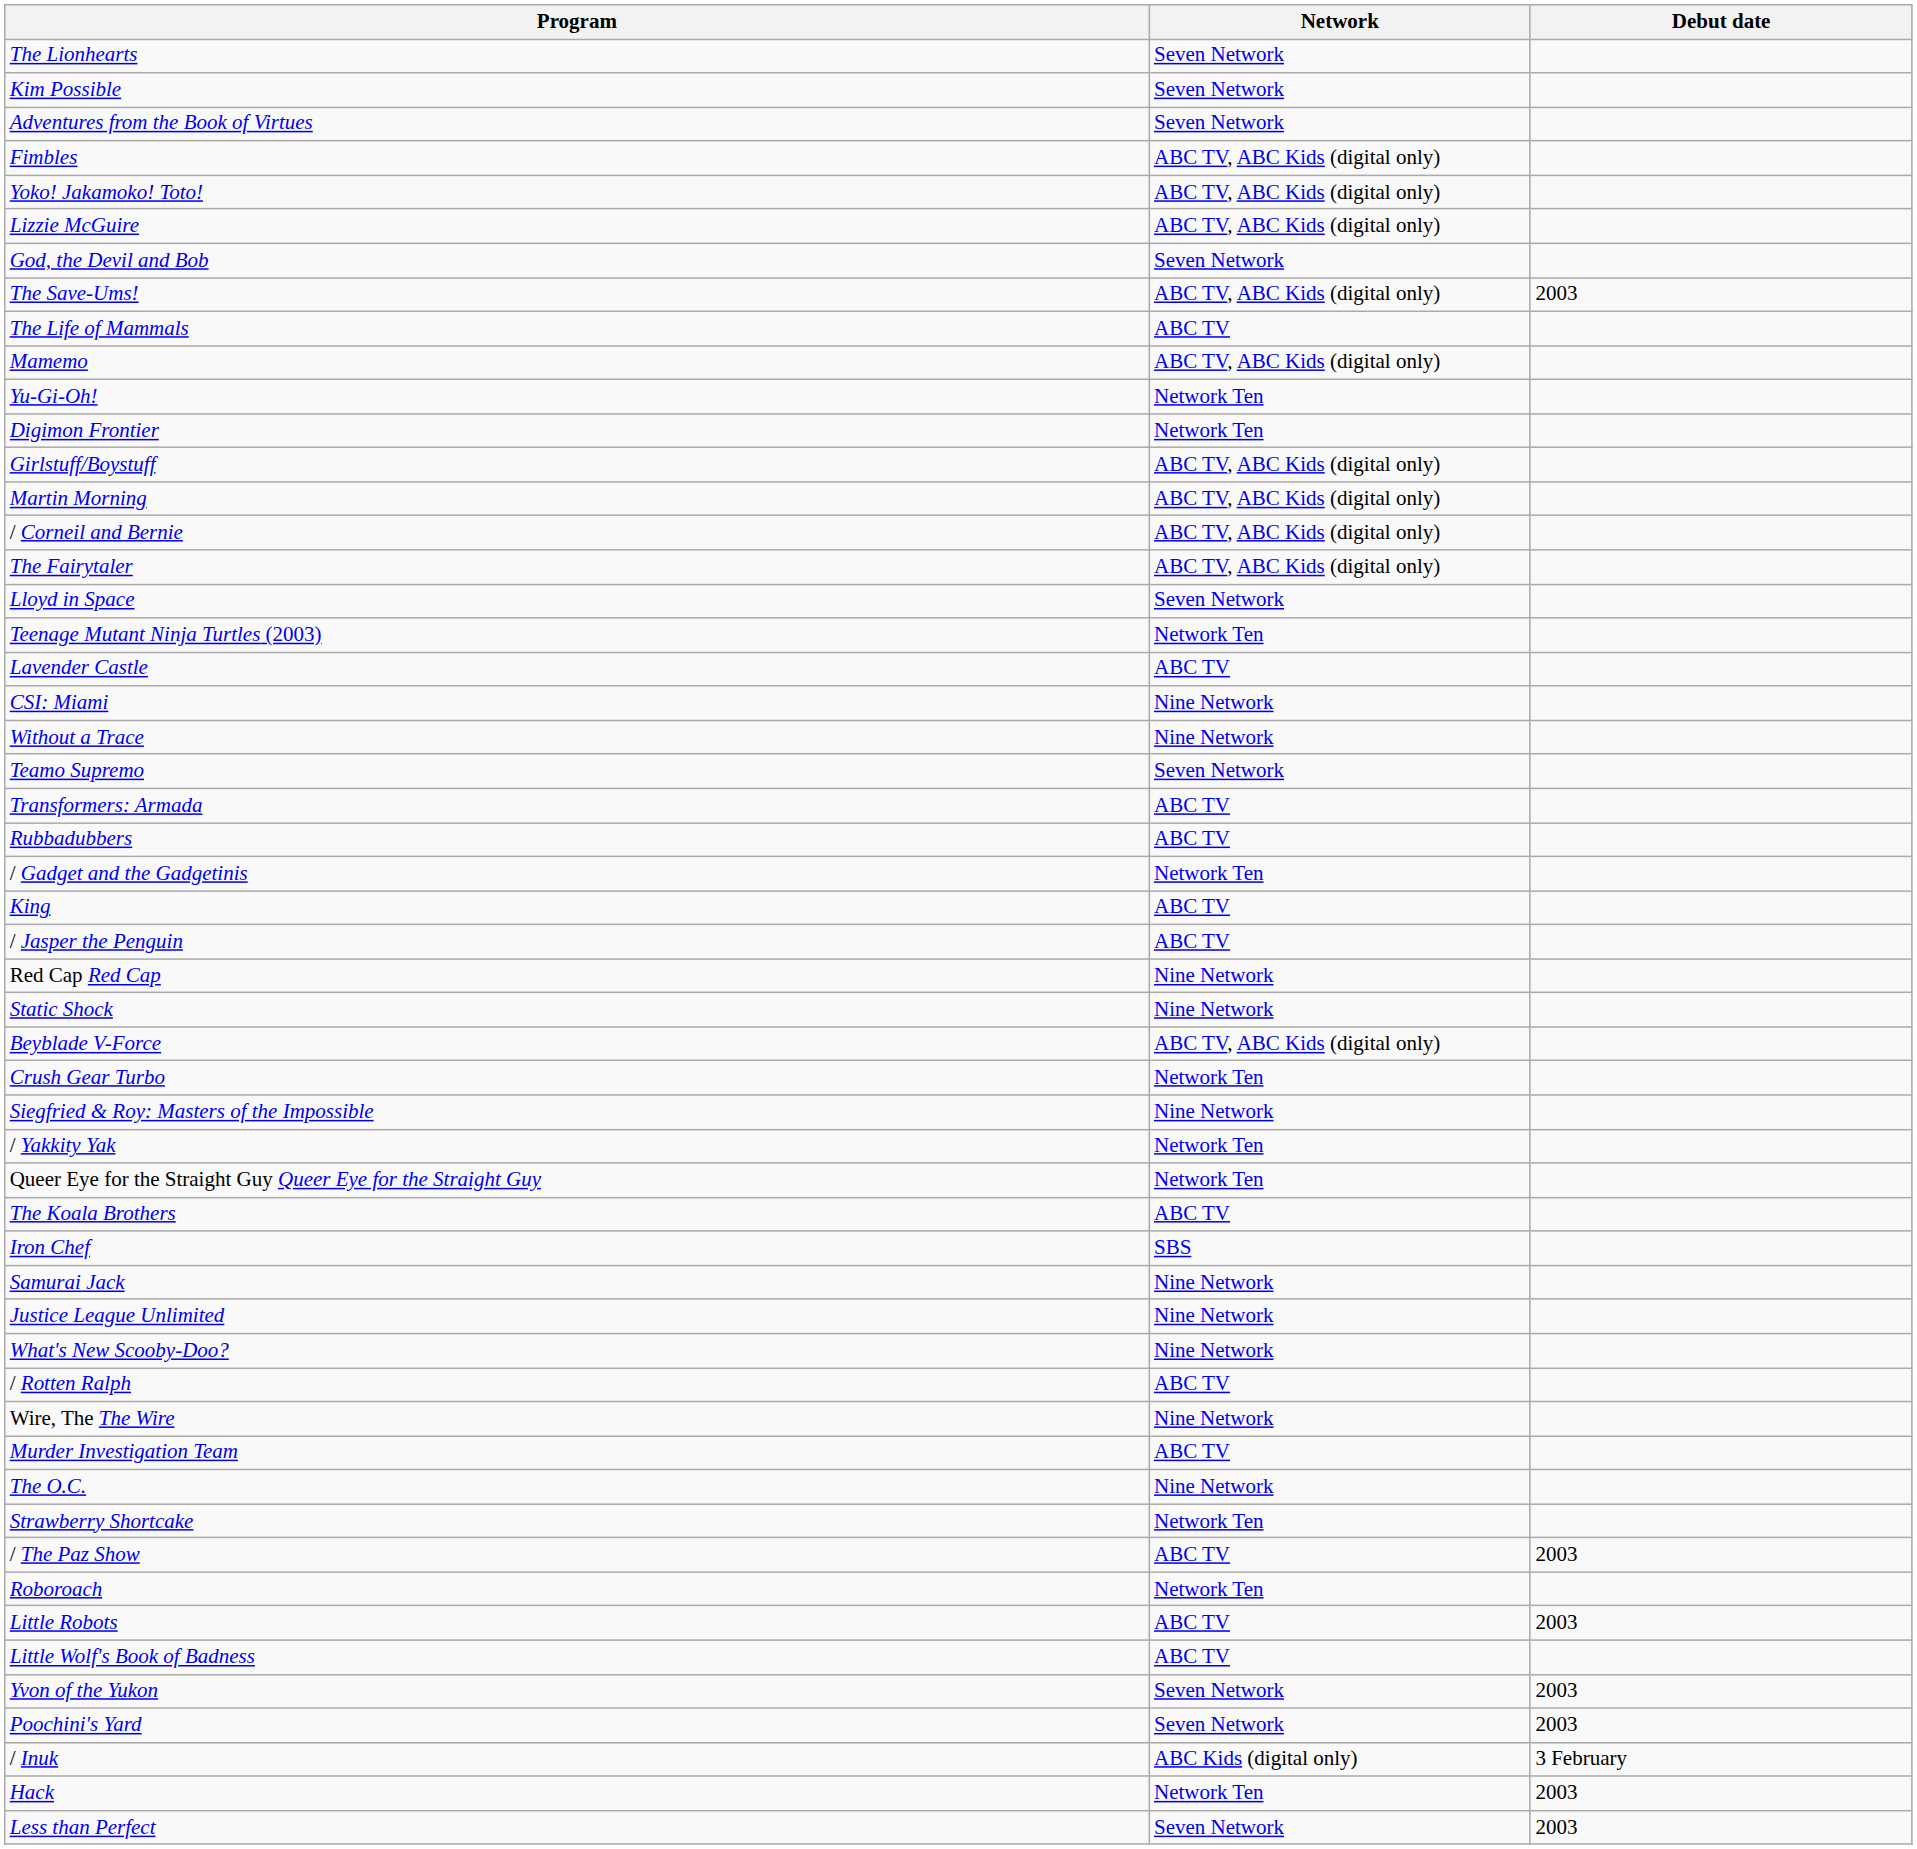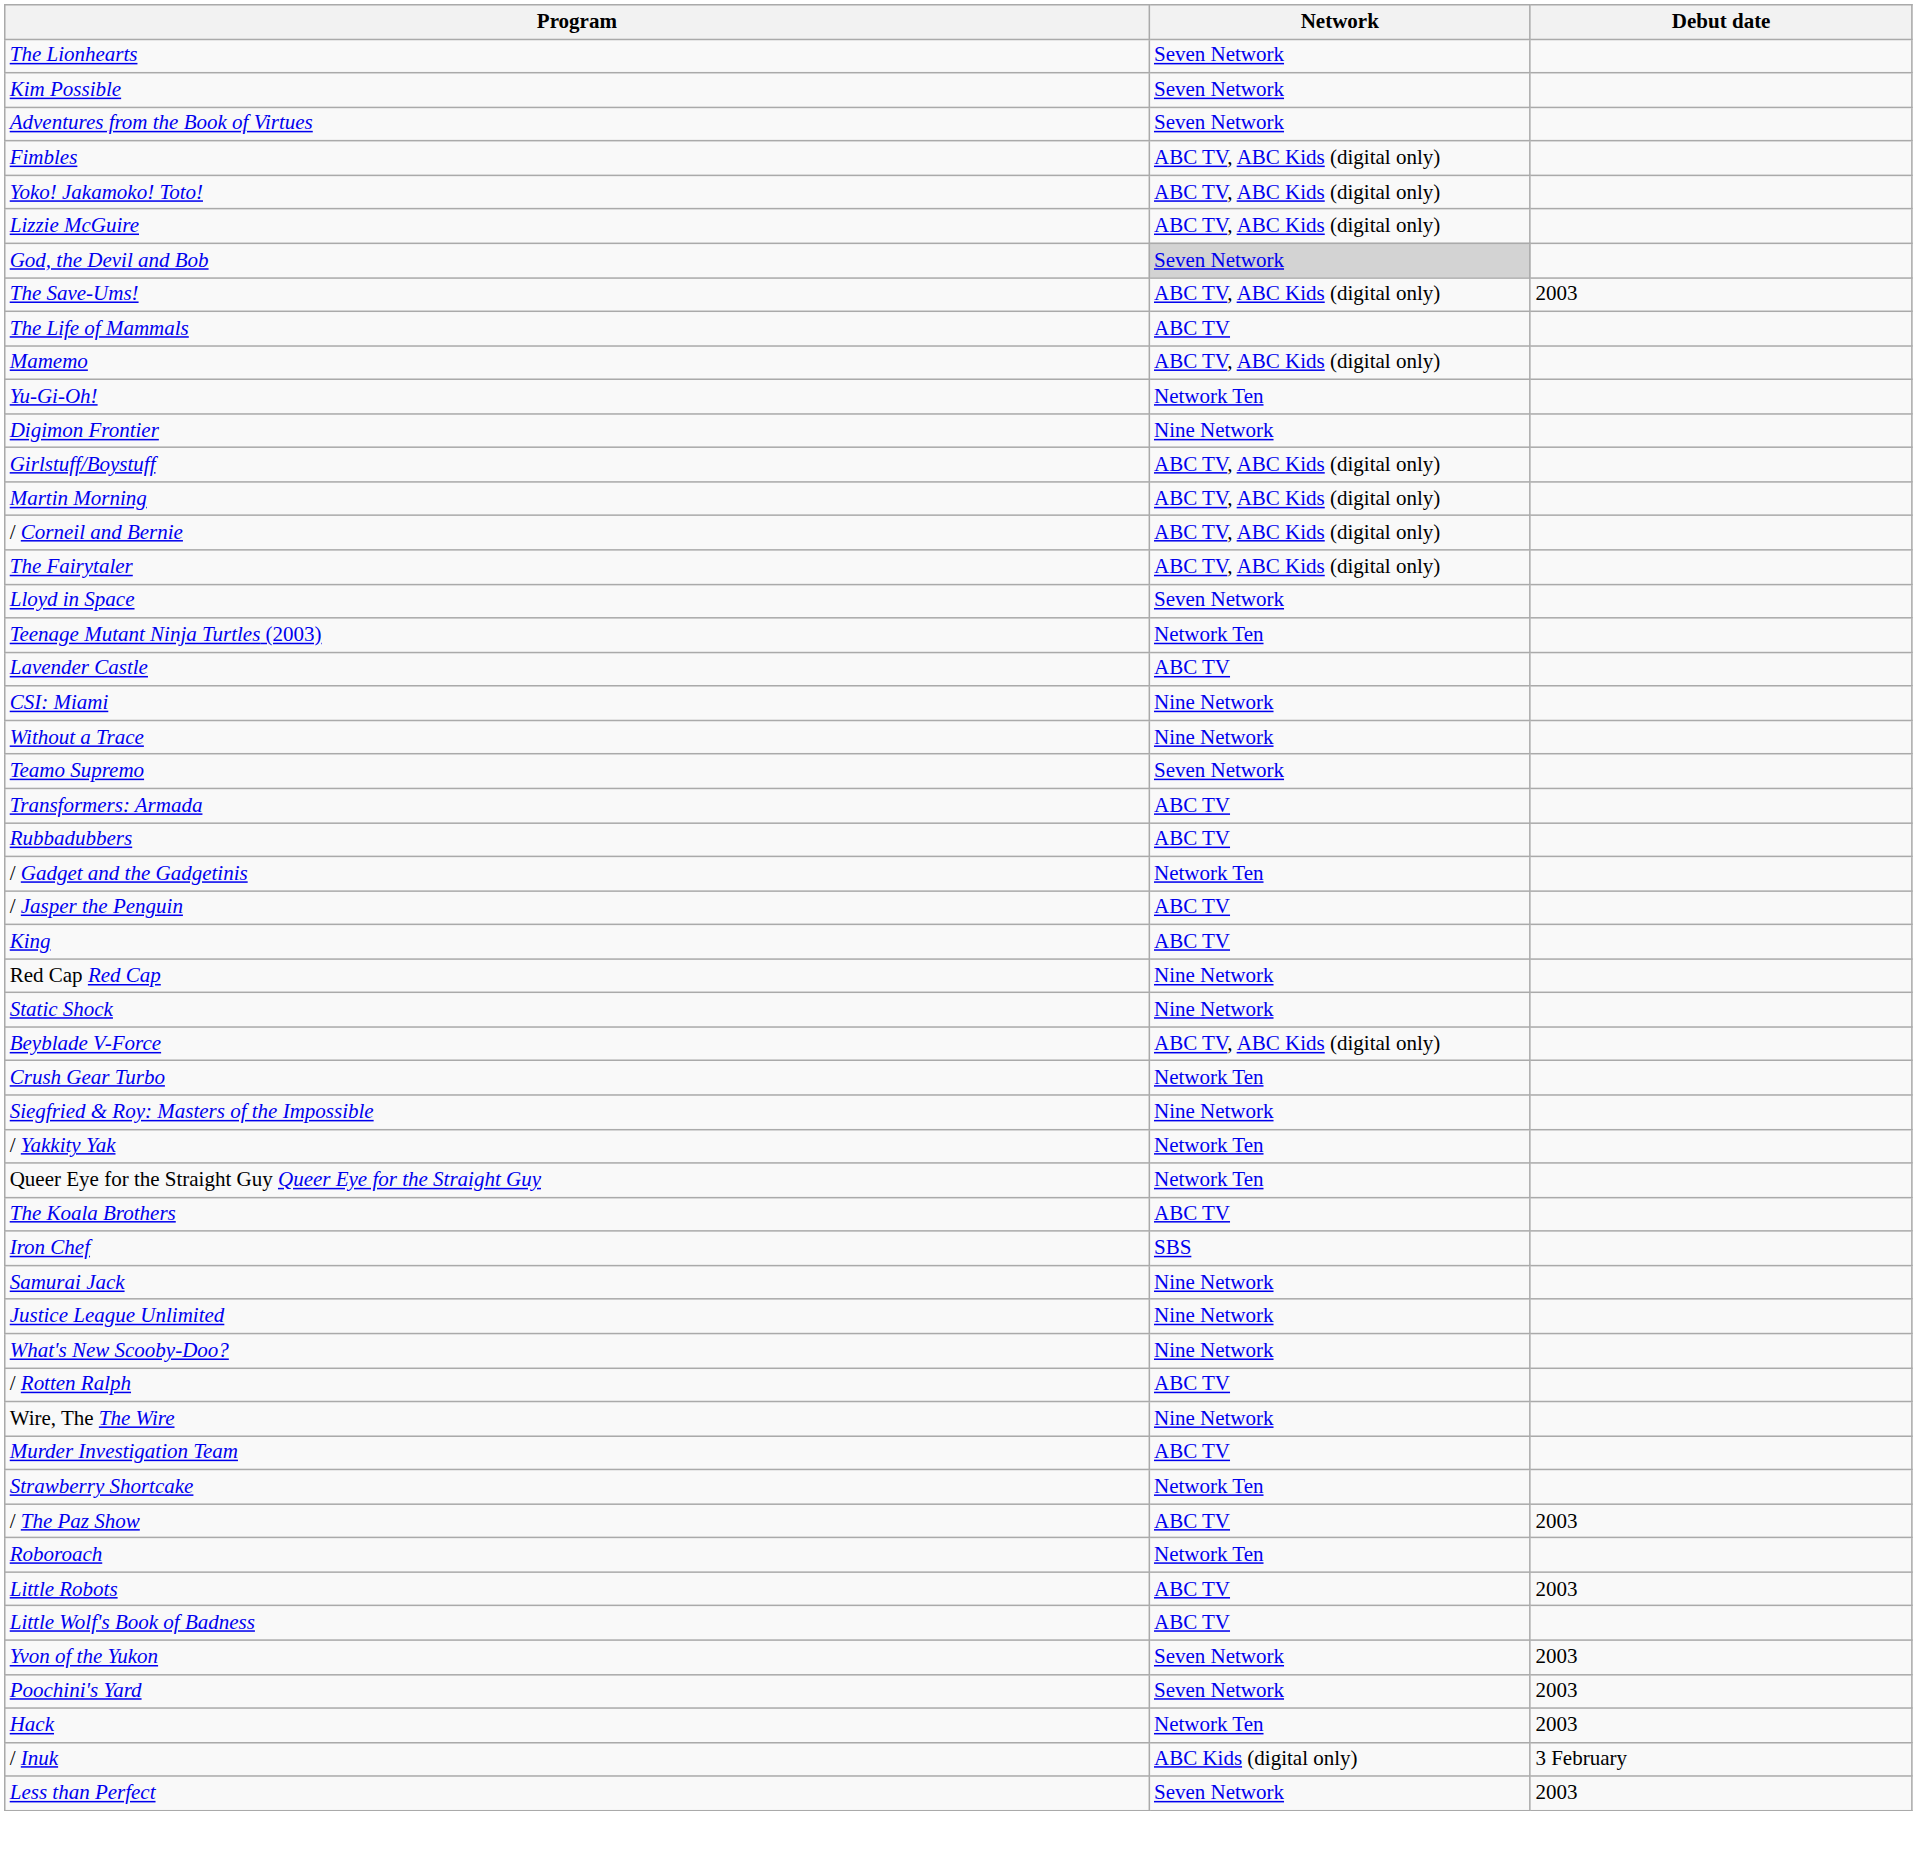(1219, 259) no background -> (1219, 259) lightgrey background
(1209, 430) Network Ten -> (1214, 430) Nine Network
rows swapped: (96, 941) <-> (30, 907)
- row: (48, 1486)
rows swapped: (34, 1758) <-> (32, 1793)
